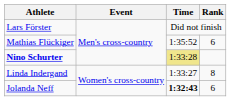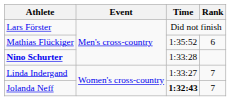(183, 58) khaki background -> (183, 58) no background
(213, 73) 8 -> (213, 73) 7
(213, 88) 6 -> (213, 88) 7
